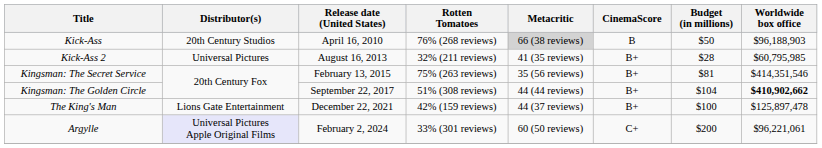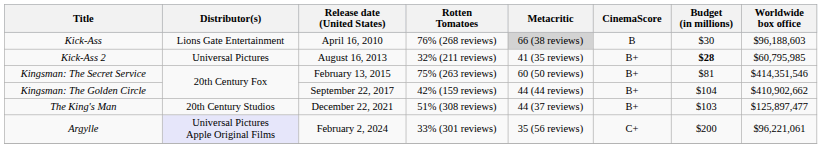(231, 40) 20th Century Studios -> (231, 40) Lions Gate Entertainment
(706, 40) $50 -> (706, 40) $30
(779, 40) $96,188,903 -> (779, 40) $96,188,603
(706, 57) normal -> (706, 57) bold
(550, 73) 35 (56 reviews) -> (550, 73) 60 (50 reviews)
(457, 90) 51% (308 reviews) -> (457, 90) 42% (159 reviews)
(779, 90) bold -> (779, 90) normal
(231, 106) Lions Gate Entertainment -> (231, 106) 20th Century Studios
(457, 106) 42% (159 reviews) -> (457, 106) 51% (308 reviews)
(706, 106) $100 -> (706, 106) $103
(779, 106) $125,897,478 -> (779, 106) $125,897,477
(550, 129) 60 (50 reviews) -> (550, 129) 35 (56 reviews)
